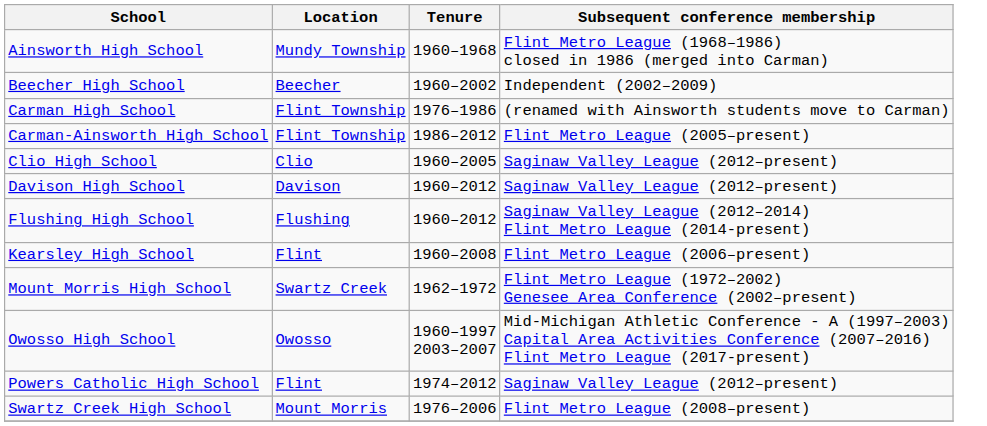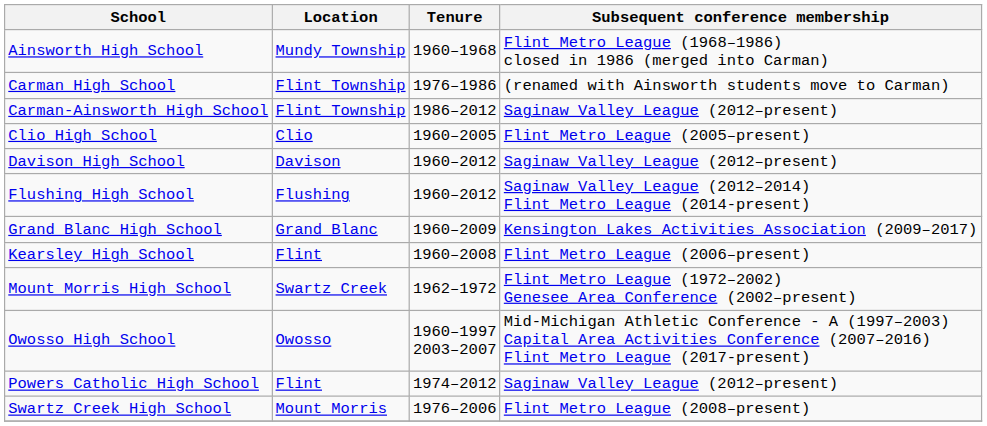- row: (96, 85)
(657, 136) Flint Metro League (2005–present) -> (671, 111) Saginaw Valley League (2012–present)
(671, 161) Saginaw Valley League (2012–present) -> (657, 136) Flint Metro League (2005–present)
+ row: (115, 229)
